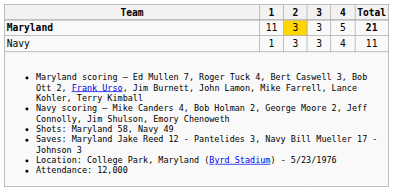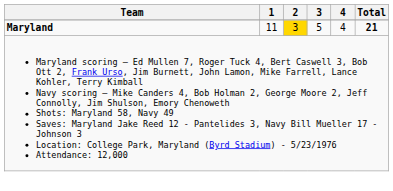(319, 28) 3 -> (319, 28) 5
(343, 28) 5 -> (343, 28) 4
- row: (18, 44)
